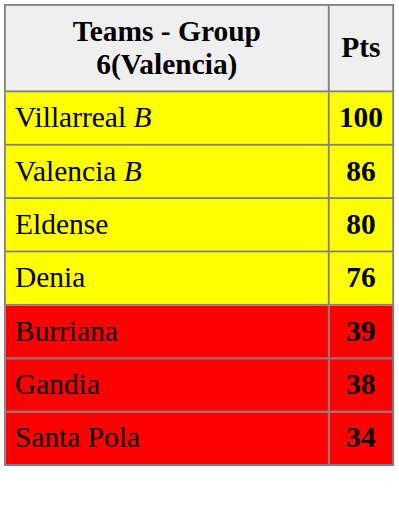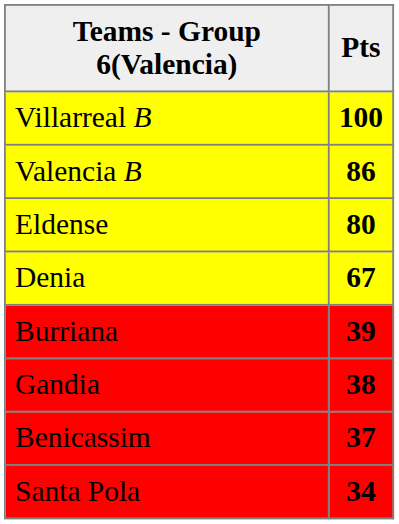(361, 277) 76 -> (361, 277) 67
+ row: (83, 437)
